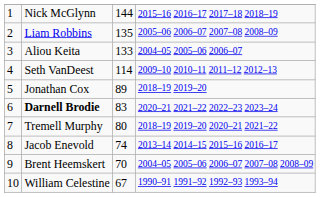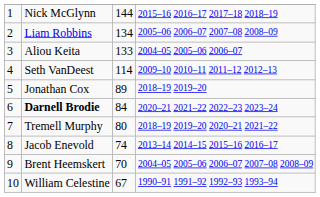(124, 32) 135 -> (124, 32) 134
(121, 107) 83 -> (121, 107) 84
